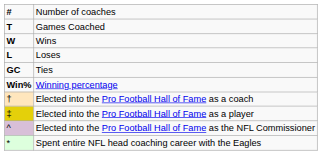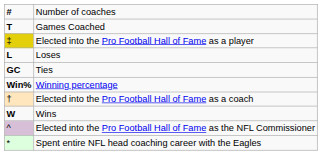rows swapped: (46, 41) <-> (145, 114)
